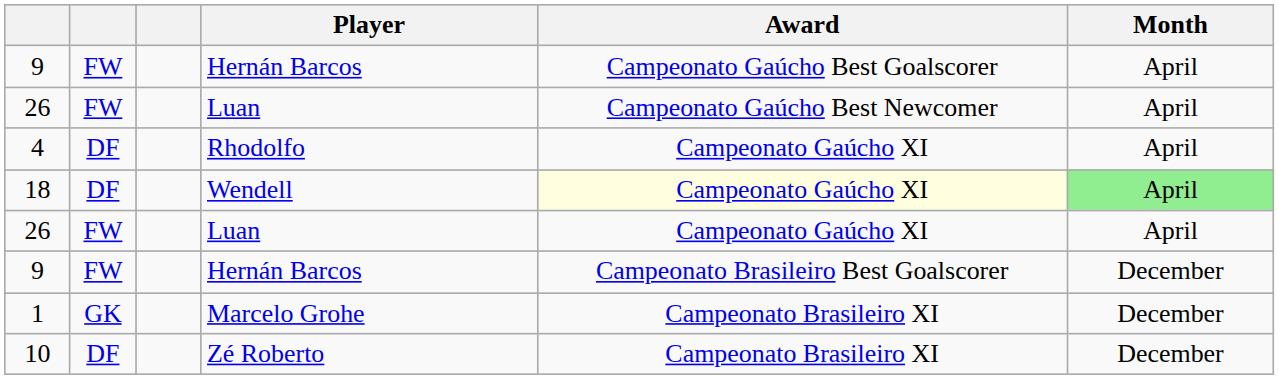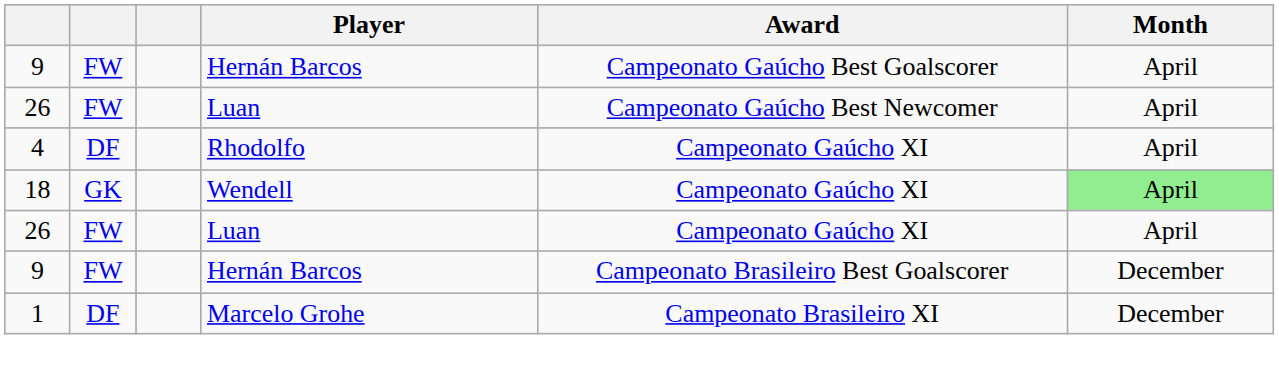(103, 189) DF -> (103, 189) GK
(802, 189) lightyellow background -> (802, 189) no background
(103, 312) GK -> (103, 312) DF
- row: (38, 353)
